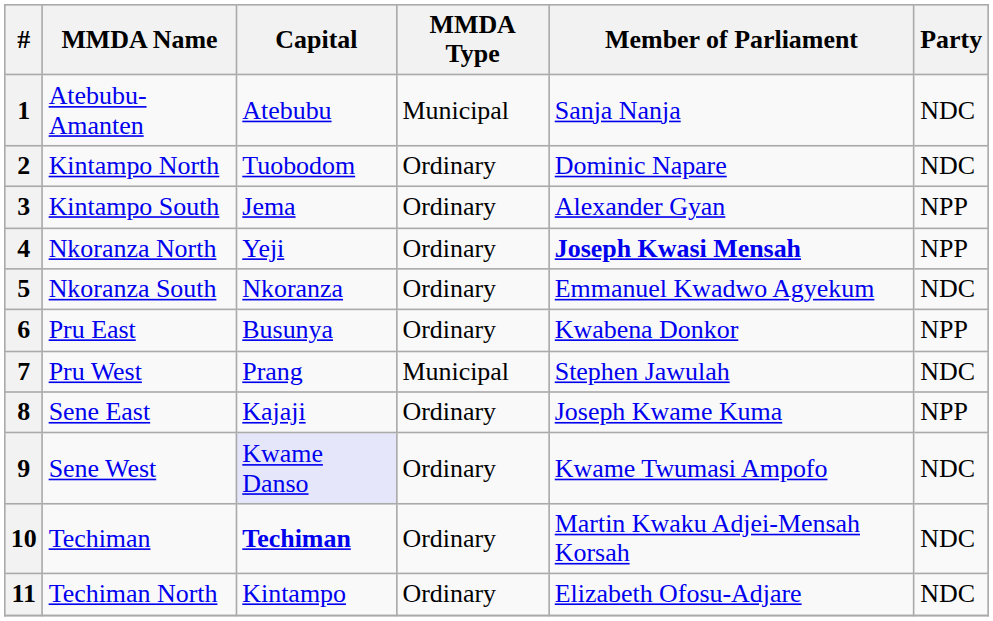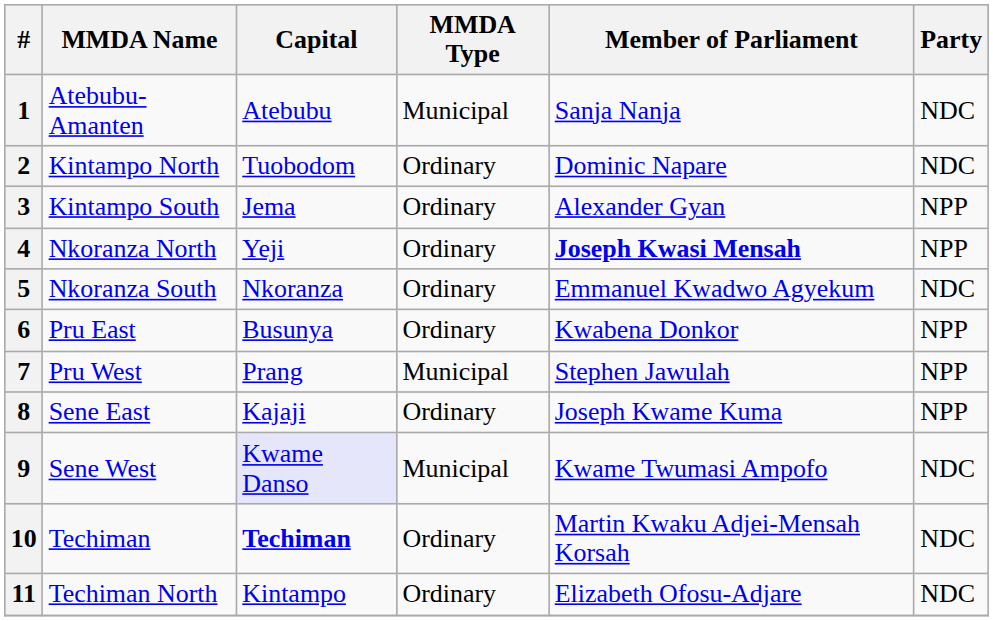(948, 371) NDC -> (944, 371) NPP
(449, 467) Ordinary -> (456, 467) Municipal
